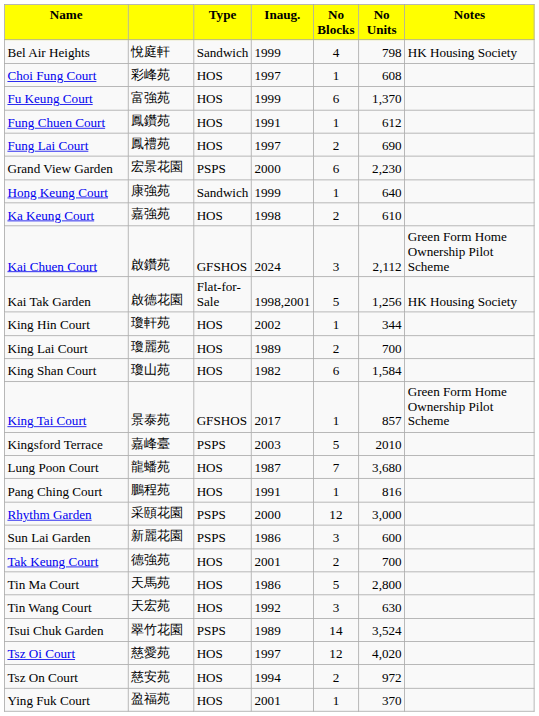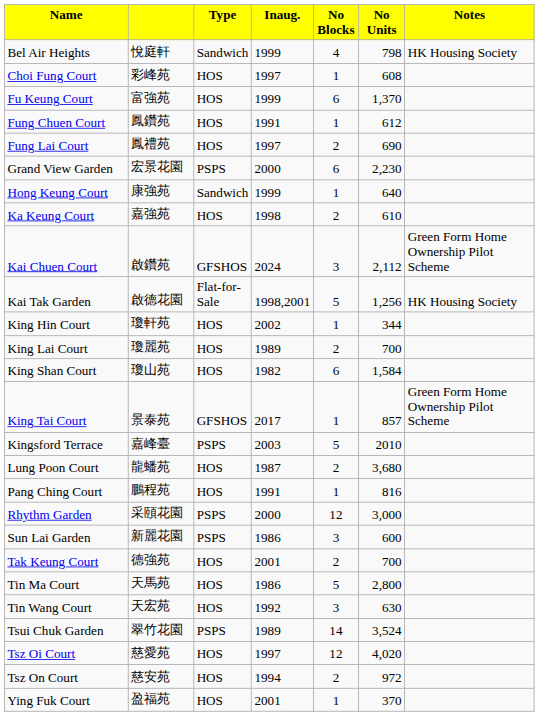(336, 468) 7 -> (336, 468) 2
